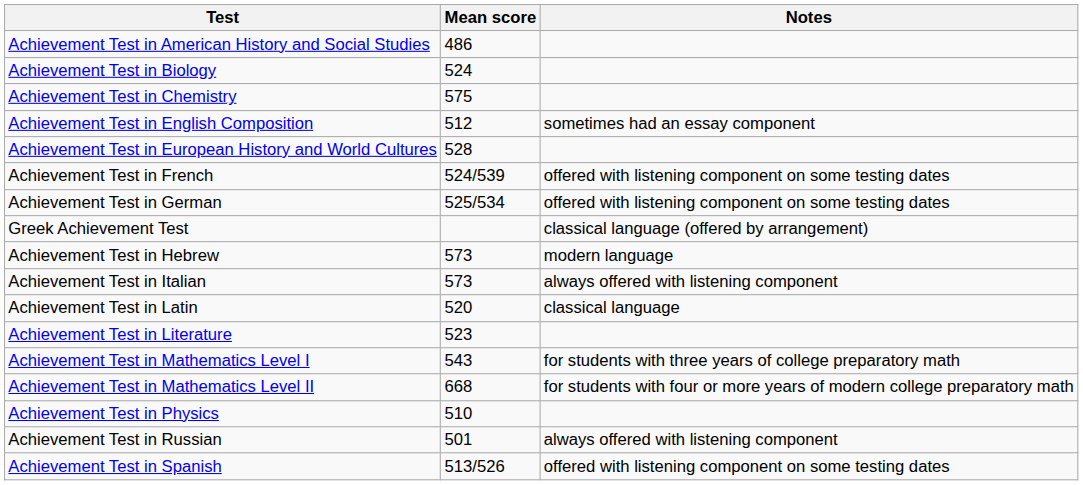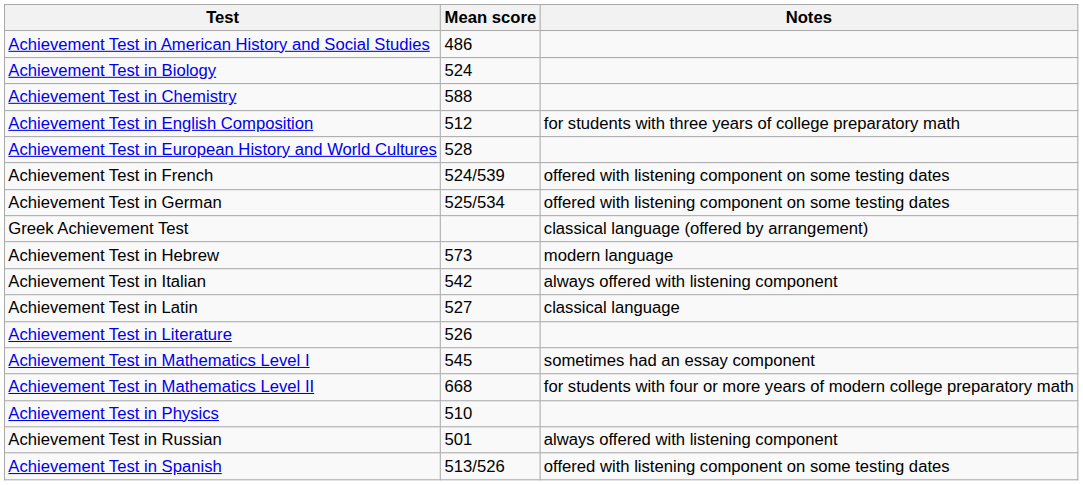(458, 96) 575 -> (458, 96) 588
(679, 123) sometimes had an essay component -> (752, 123) for students with three years of college preparatory math
(458, 281) 573 -> (458, 281) 542
(458, 307) 520 -> (458, 307) 527
(458, 334) 523 -> (458, 334) 526
(458, 360) 543 -> (458, 360) 545
(752, 360) for students with three years of college preparatory math -> (679, 360) sometimes had an essay component
